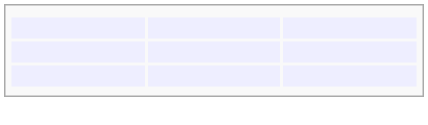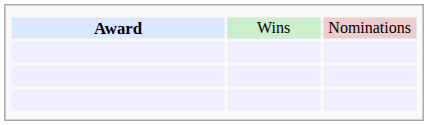+ row: (118, 28)
